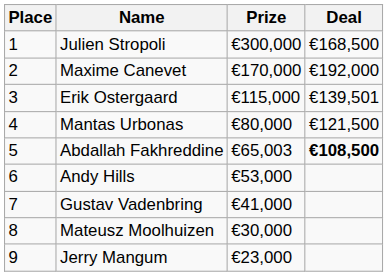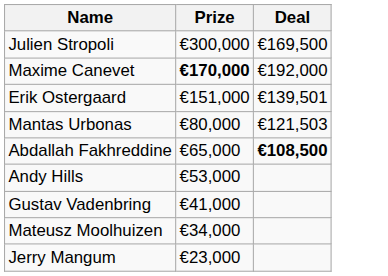- column: (30, 17)
(344, 44) €168,500 -> (292, 44) €169,500
(266, 71) normal -> (215, 71) bold
(266, 97) €115,000 -> (215, 97) €151,000
(344, 124) €121,500 -> (292, 124) €121,503
(262, 151) €65,003 -> (210, 151) €65,000
(262, 230) €30,000 -> (210, 230) €34,000
